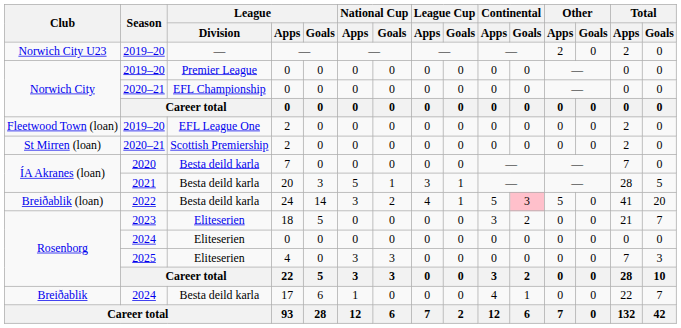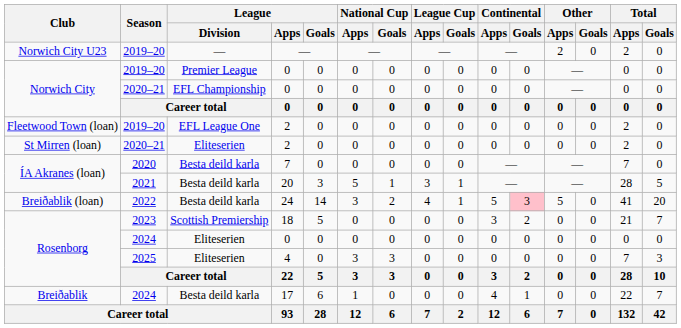(219, 145) Scottish Premiership -> (219, 145) Eliteserien
(219, 220) Eliteserien -> (219, 220) Scottish Premiership
